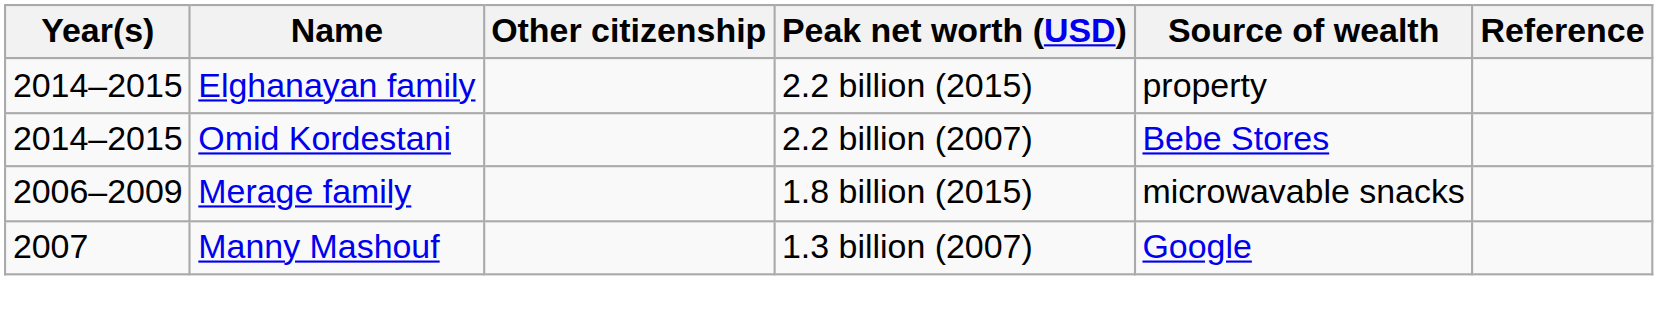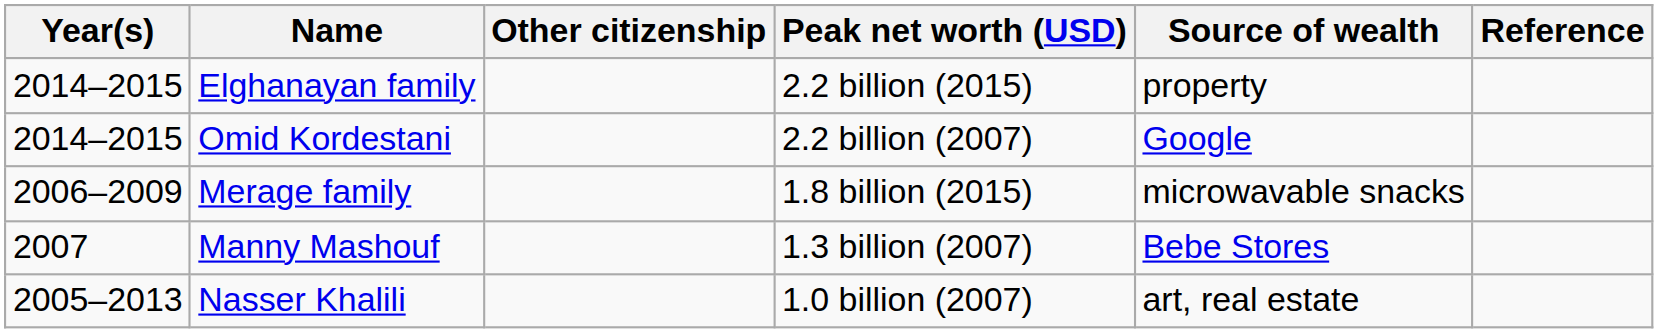(1236, 138) Bebe Stores -> (1197, 138) Google
(1197, 246) Google -> (1236, 246) Bebe Stores
+ row: (302, 300)
